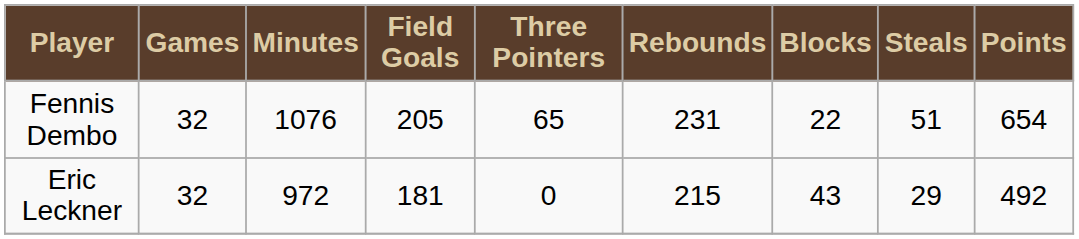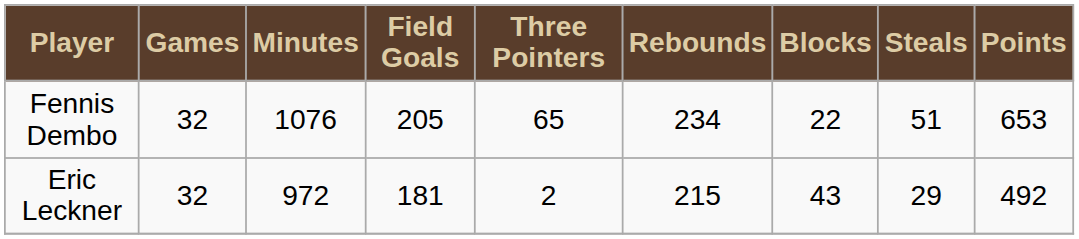(698, 119) 231 -> (698, 119) 234
(1024, 119) 654 -> (1024, 119) 653
(549, 195) 0 -> (549, 195) 2
